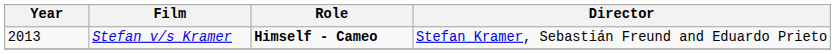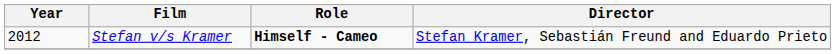(24, 38) 2013 -> (24, 38) 2012
